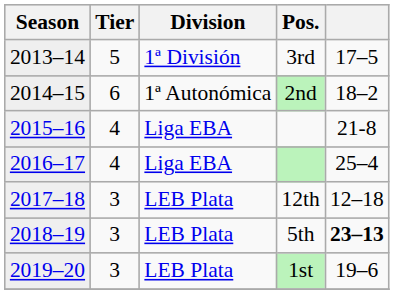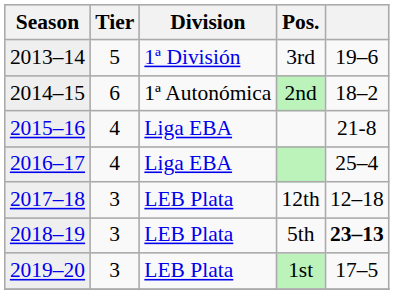(357, 57) 17–5 -> (357, 57) 19–6
(357, 269) 19–6 -> (357, 269) 17–5
